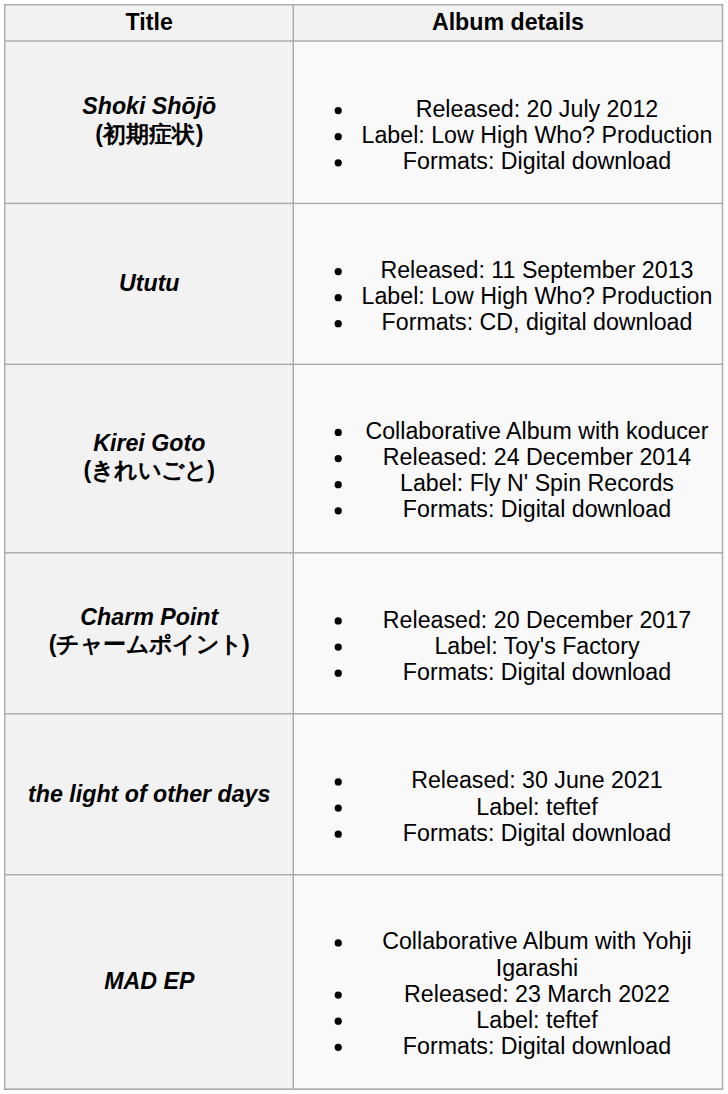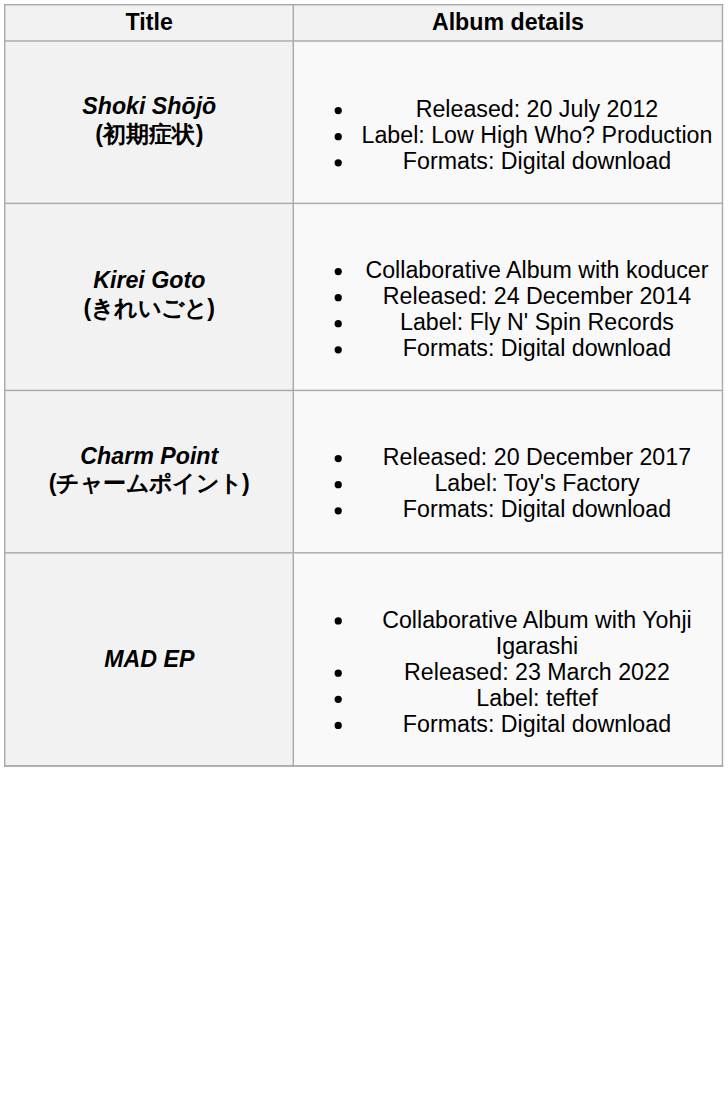- row: (149, 283)
- row: (149, 794)
